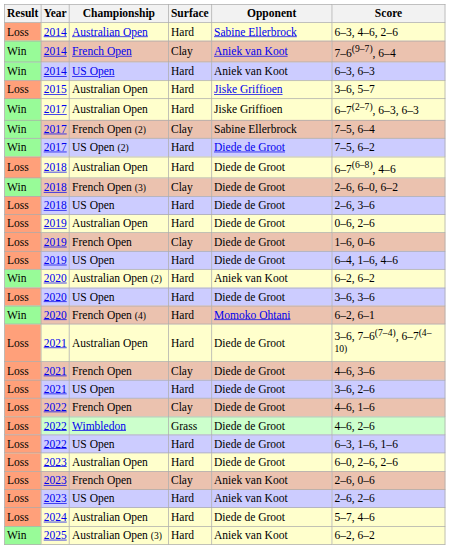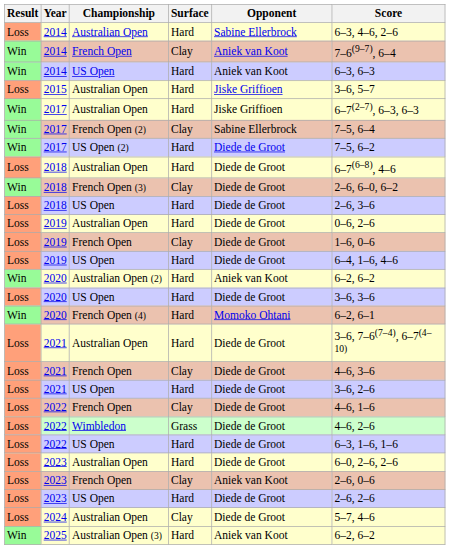(251, 498) Aniek van Koot -> (250, 498) Diede de Groot
(182, 517) Hard -> (182, 517) Clay
